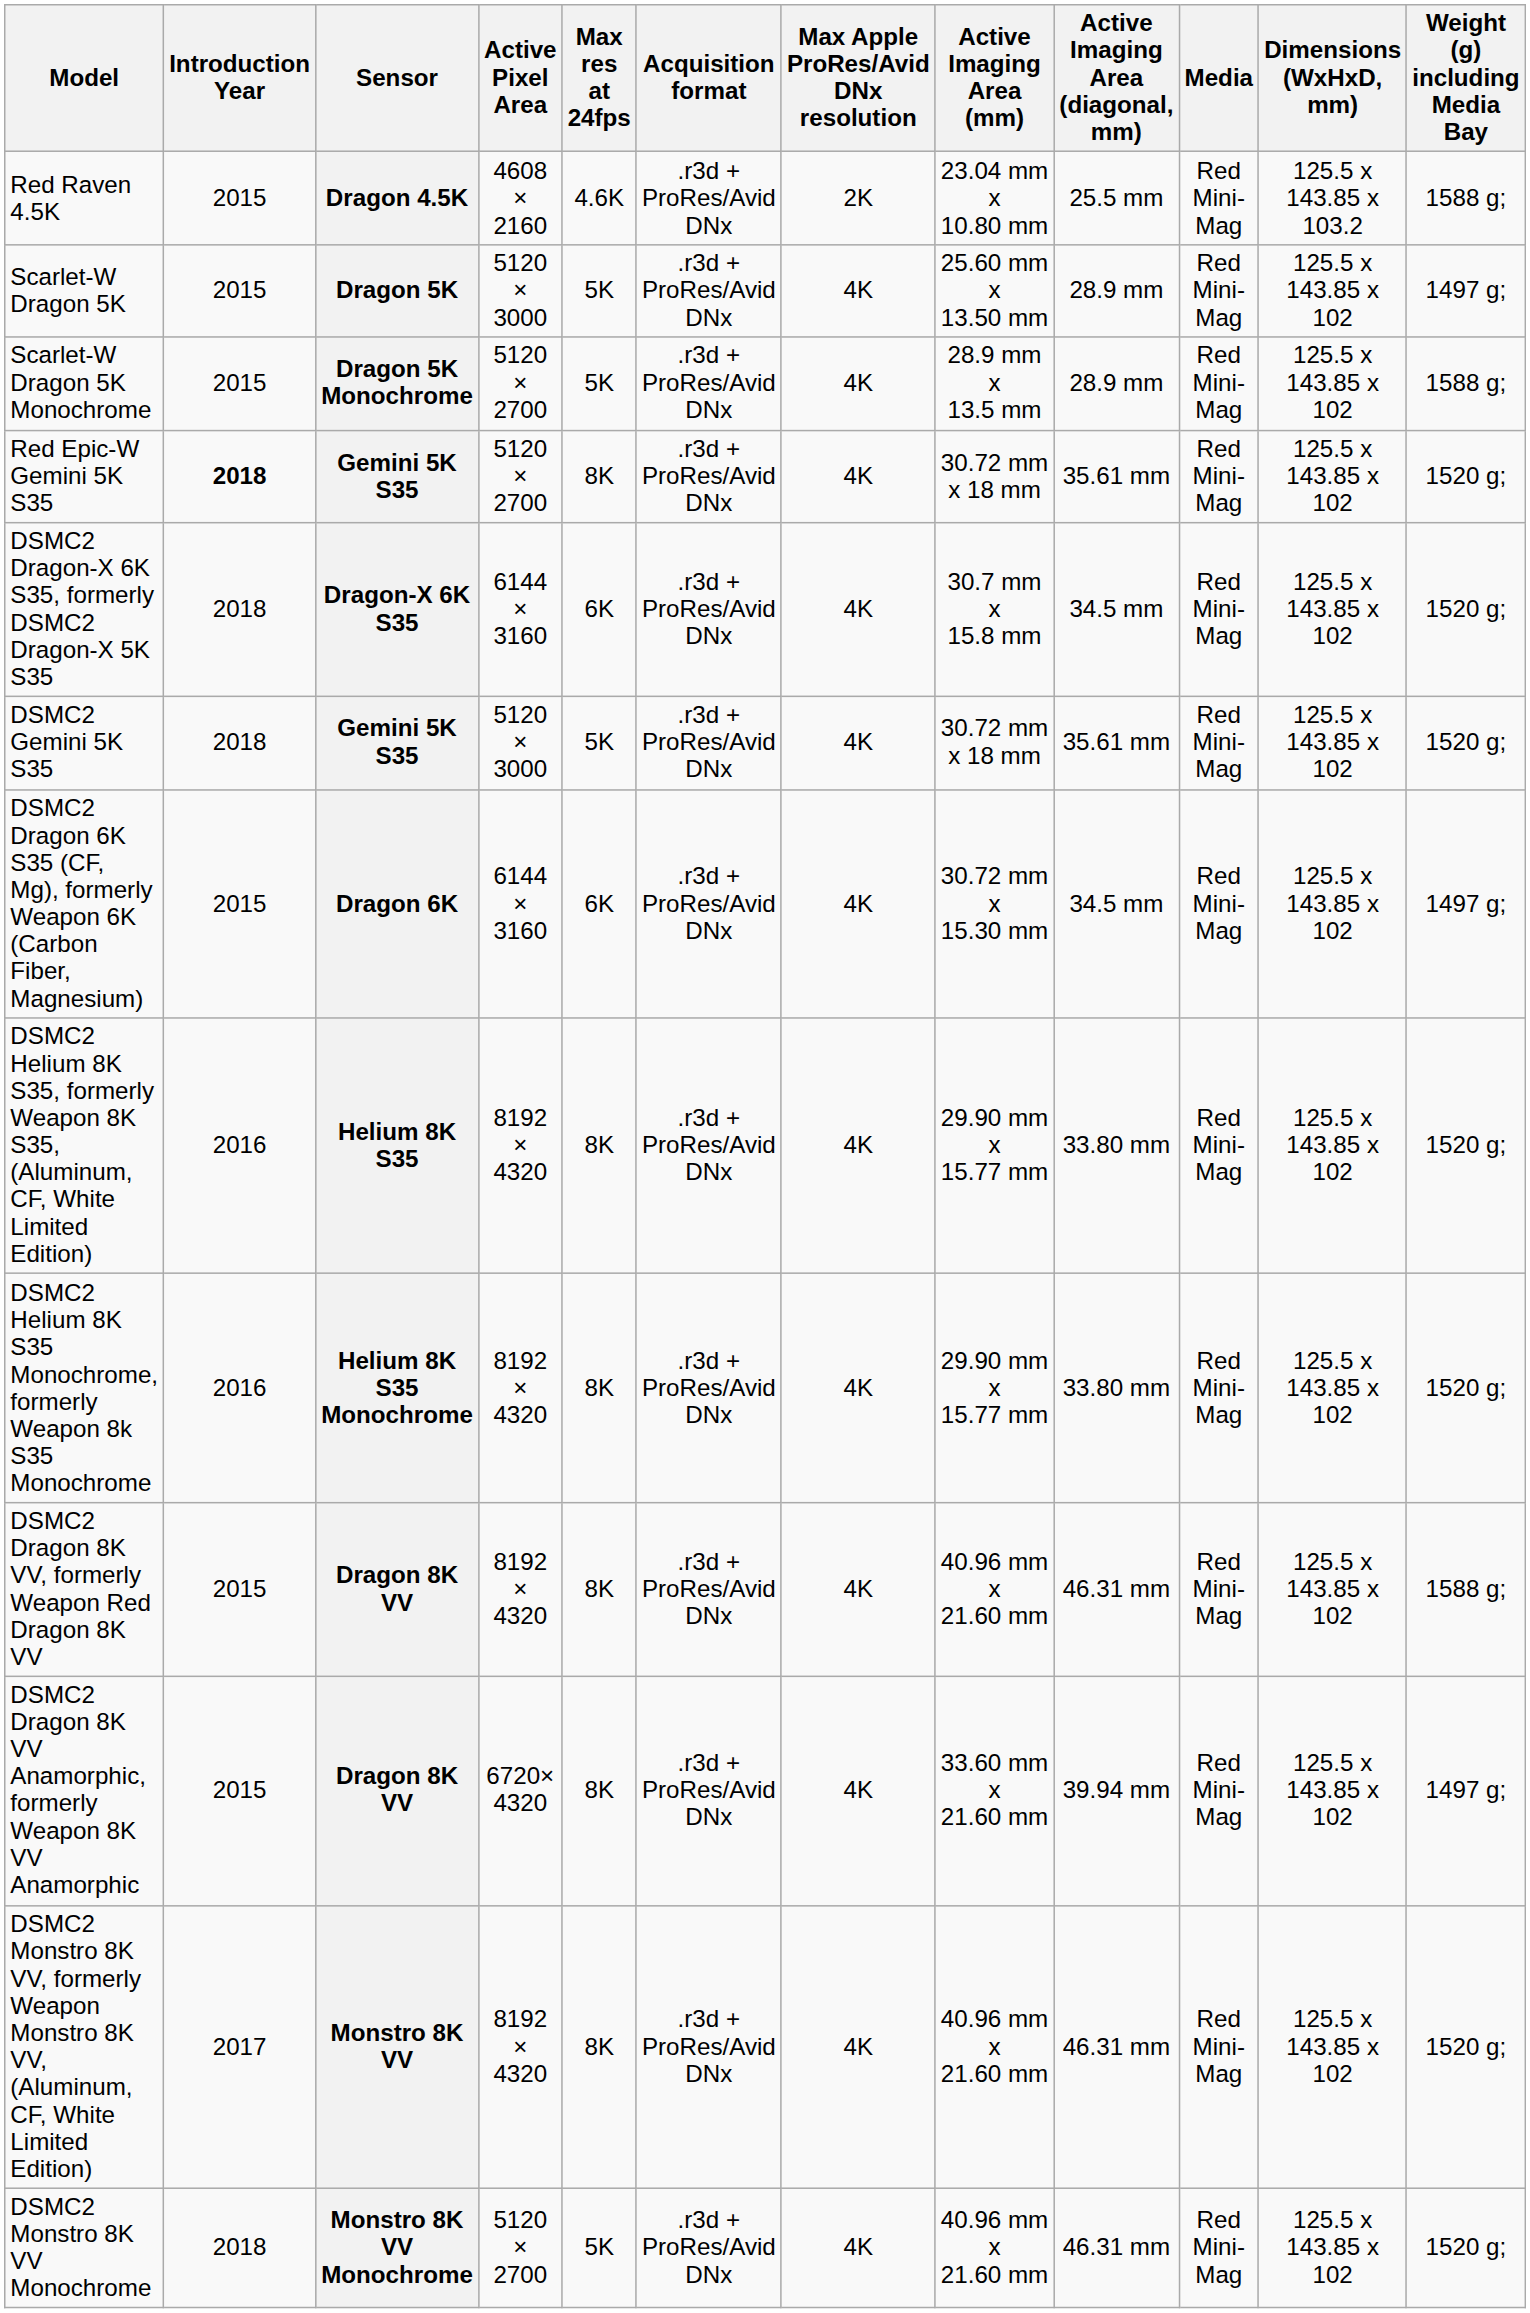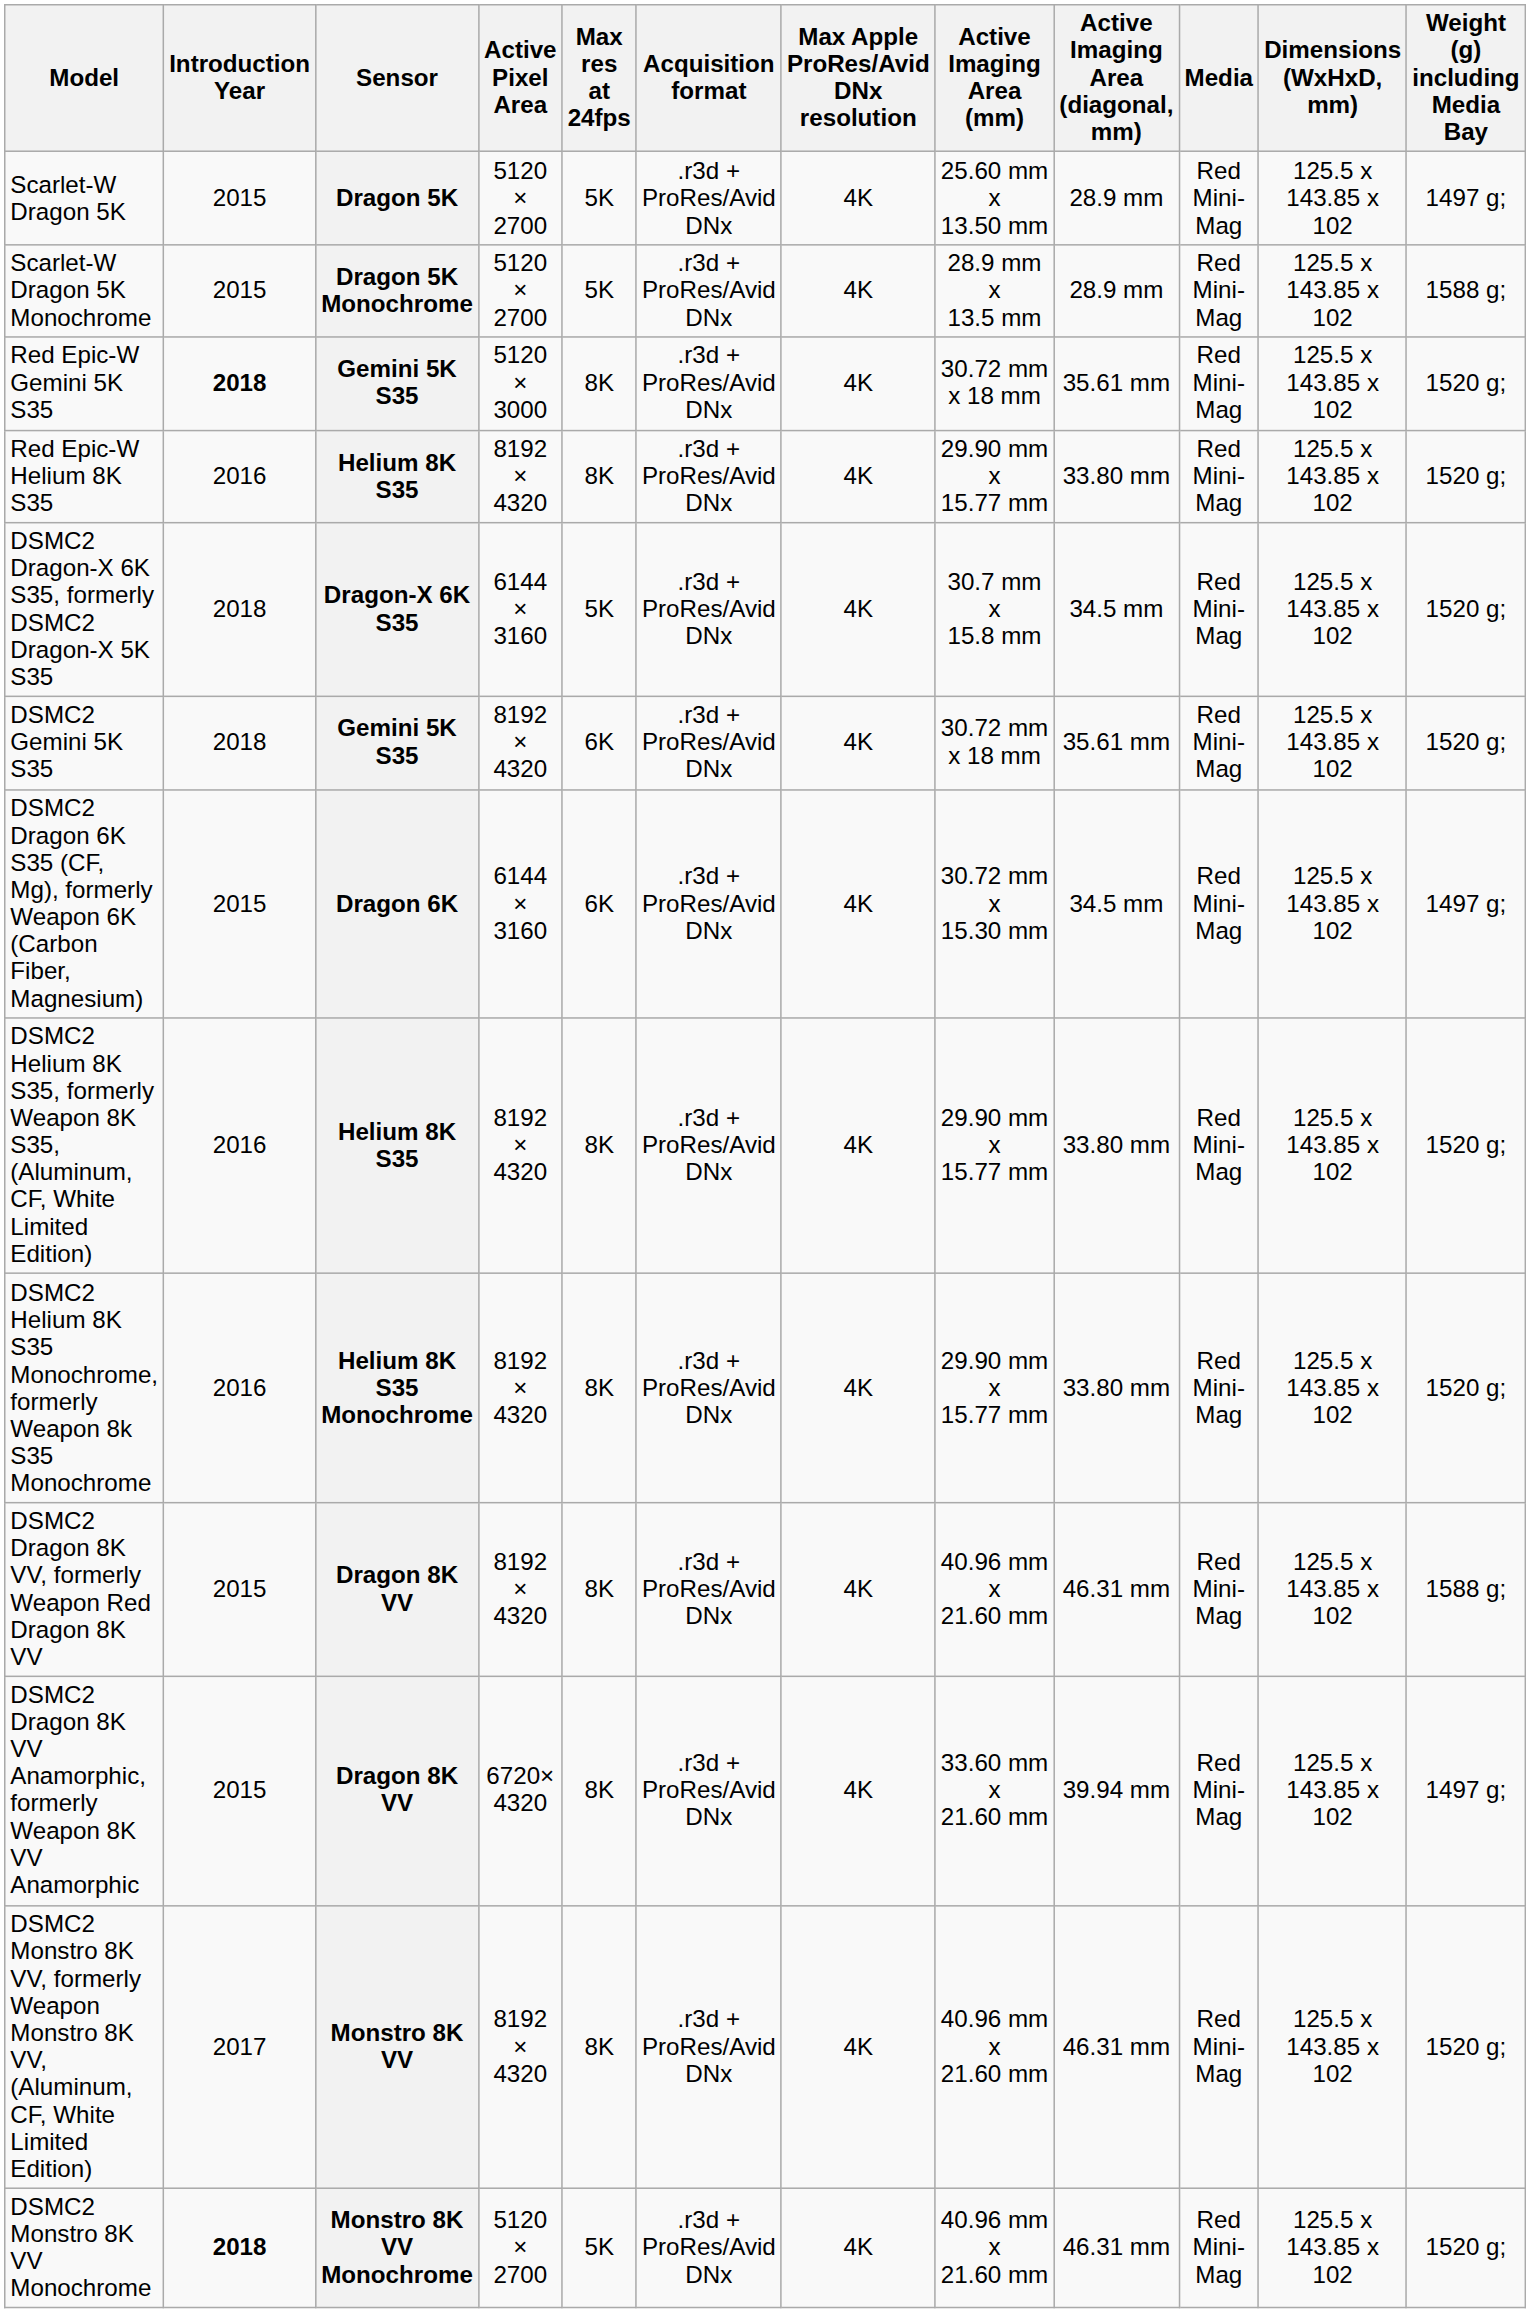- row: (71, 197)
(520, 290) 5120 × 3000 -> (520, 197) 5120 × 2700
(520, 475) 5120 × 2700 -> (520, 383) 5120 × 3000
+ row: (75, 475)
(599, 609) 6K -> (599, 609) 5K
(520, 742) 5120 × 3000 -> (520, 742) 8192 × 4320
(599, 742) 5K -> (599, 742) 6K
(240, 2247) normal -> (240, 2247) bold
